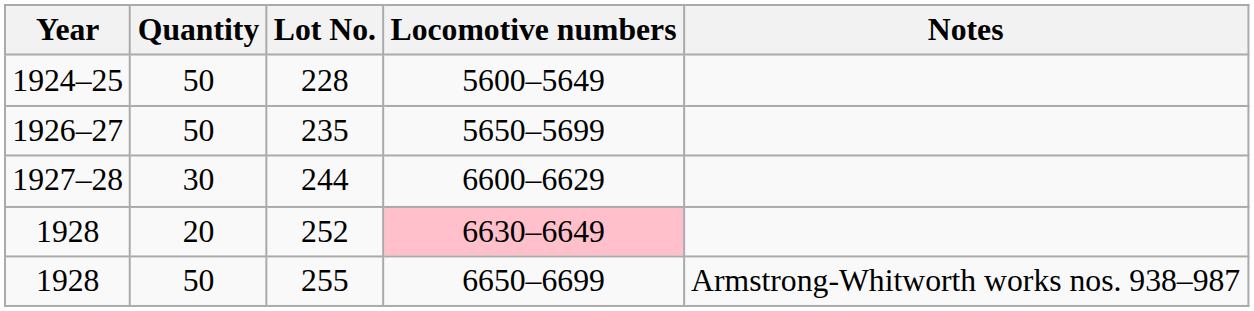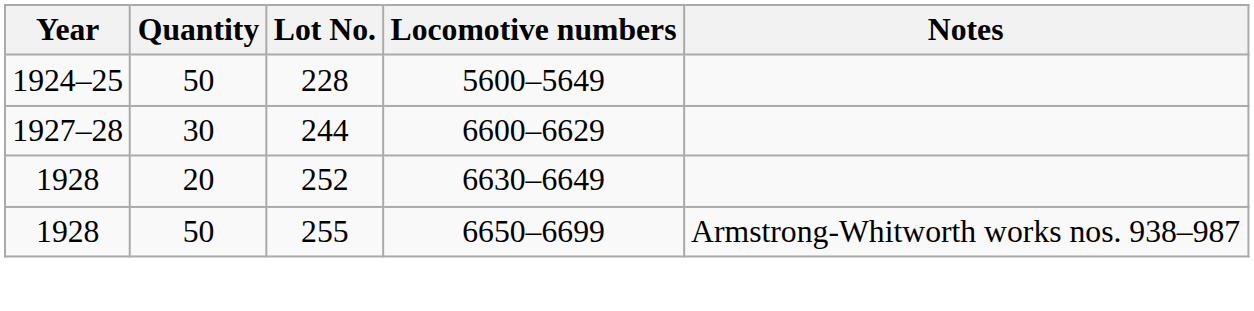- row: (325, 130)
(534, 230) pink background -> (534, 180) no background
